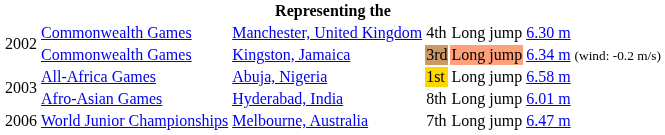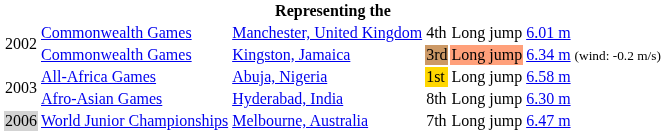(548, 32) 6.30 m -> (548, 32) 6.01 m
(548, 98) 6.01 m -> (548, 98) 6.30 m
(21, 120) no background -> (21, 120) lightgrey background
